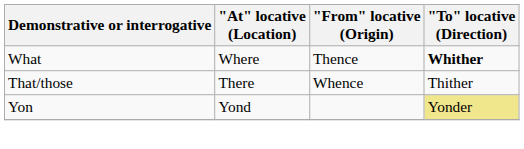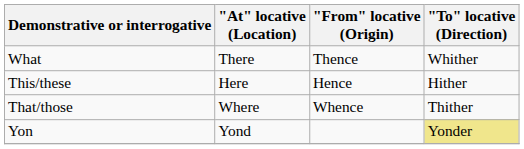(239, 58) Where -> (236, 58) There
(455, 58) bold -> (453, 58) normal
+ row: (40, 82)
(236, 82) There -> (239, 107) Where
